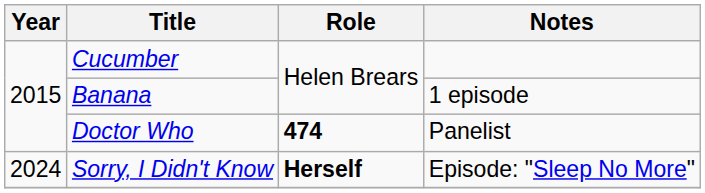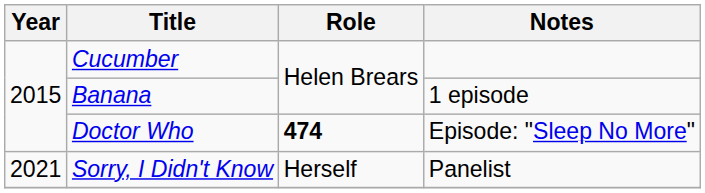(470, 132) Panelist -> (562, 132) Episode: "Sleep No More"
(36, 168) 2024 -> (36, 168) 2021
(323, 168) bold -> (320, 168) normal
(562, 168) Episode: "Sleep No More" -> (470, 168) Panelist
